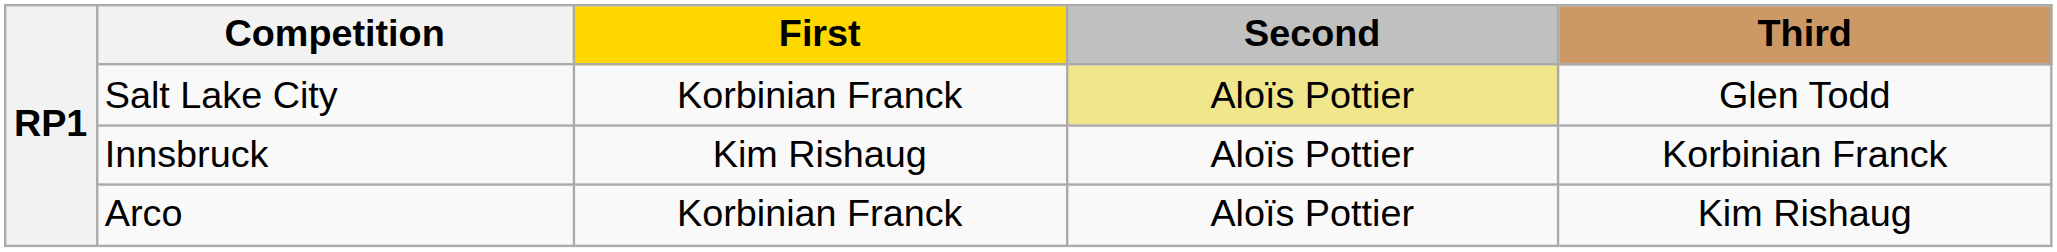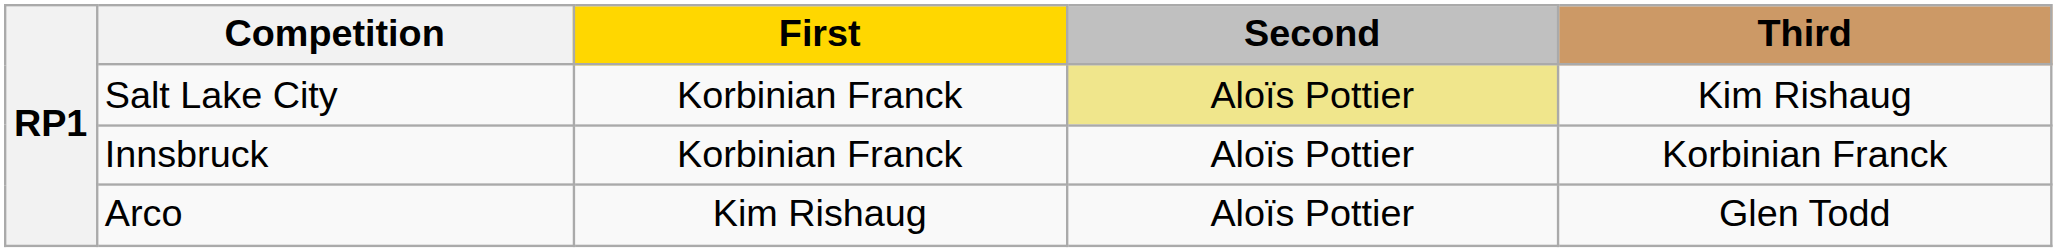(1805, 94) Glen Todd -> (1805, 94) Kim Rishaug
(820, 154) Kim Rishaug -> (820, 154) Korbinian Franck
(820, 214) Korbinian Franck -> (820, 214) Kim Rishaug
(1805, 214) Kim Rishaug -> (1805, 214) Glen Todd
